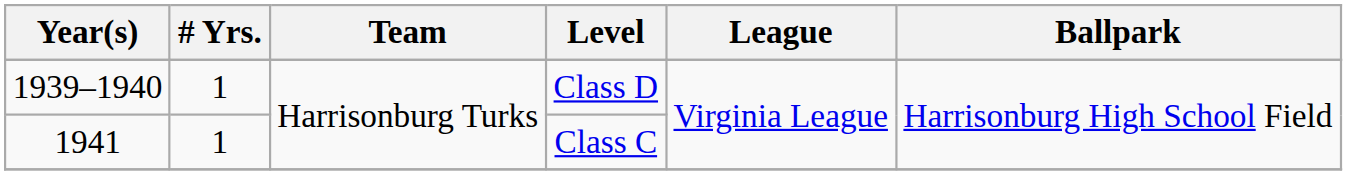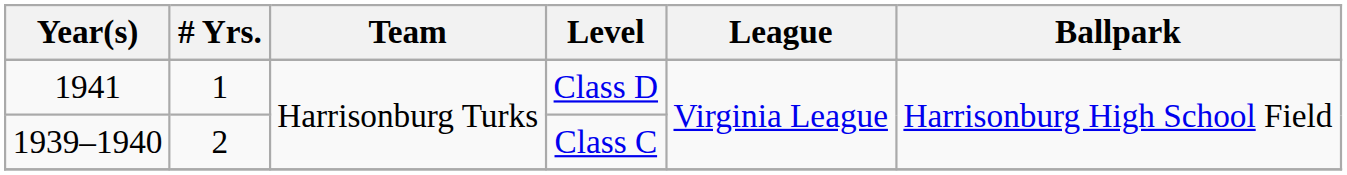(88, 87) 1939–1940 -> (88, 87) 1941
(88, 141) 1941 -> (88, 141) 1939–1940
(220, 141) 1 -> (220, 141) 2
